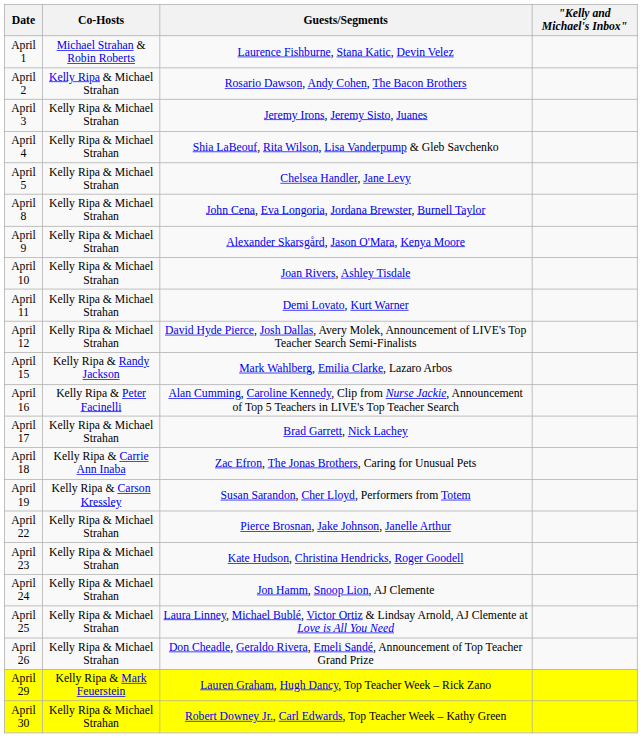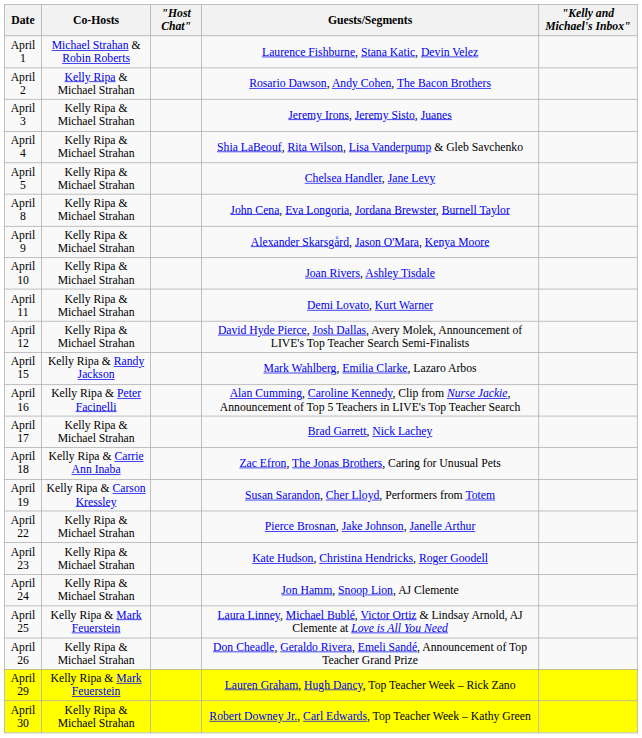+ column: (176, 20)
(101, 621) Kelly Ripa & Michael Strahan -> (96, 621) Kelly Ripa & Mark Feuerstein
